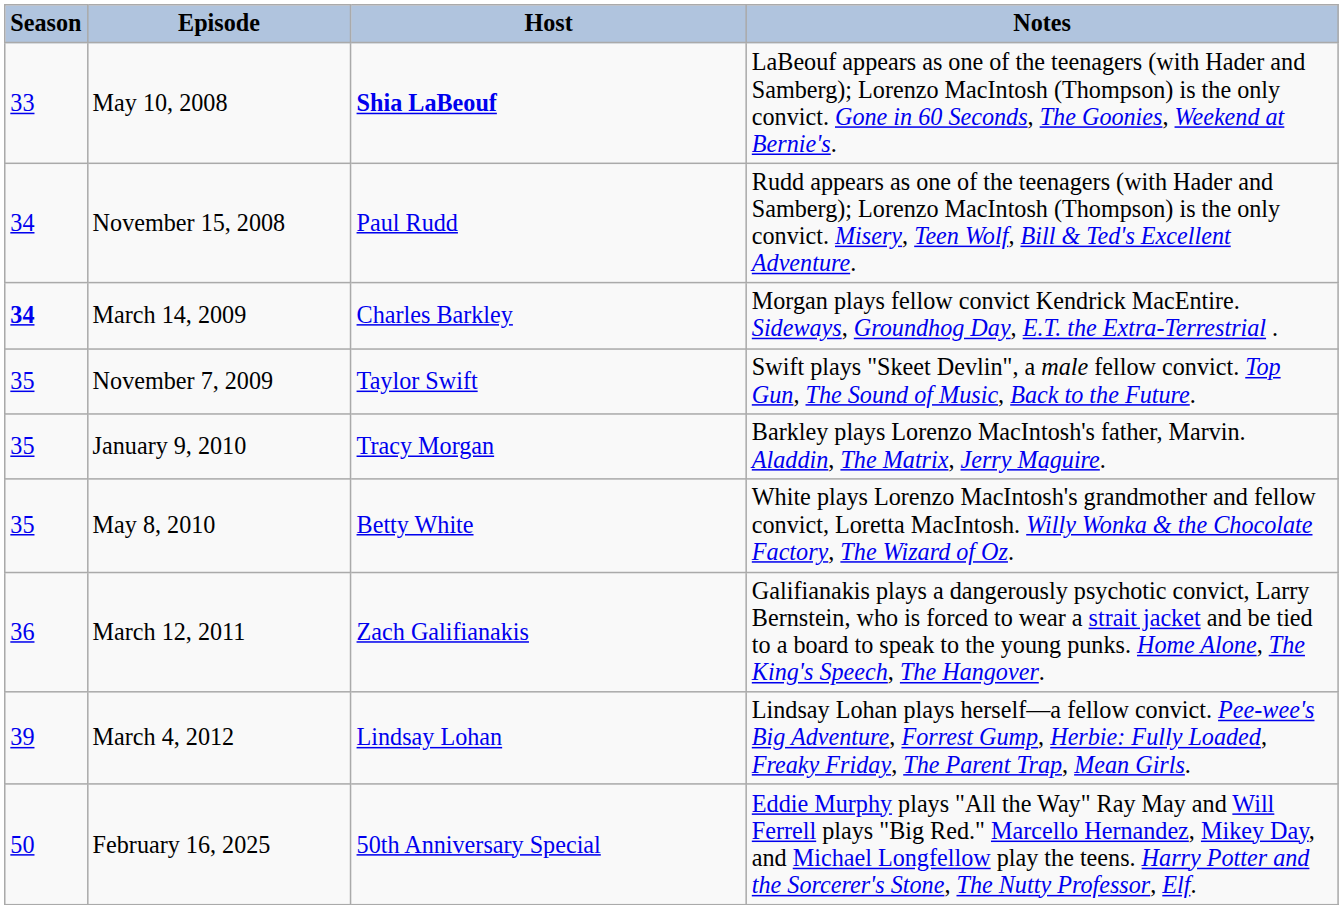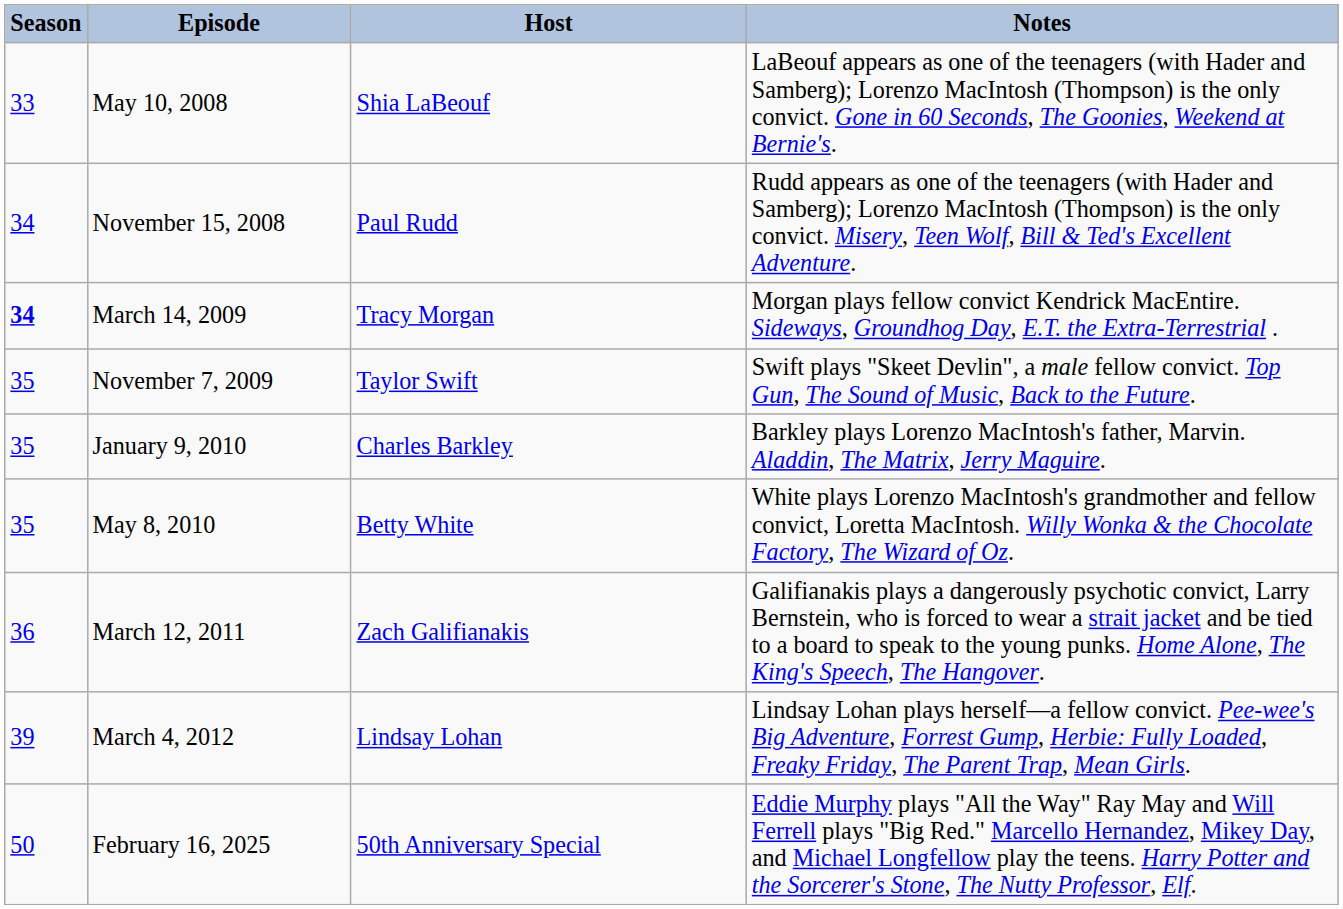(427, 102) bold -> (423, 102) normal
(435, 315) Charles Barkley -> (425, 315) Tracy Morgan
(425, 446) Tracy Morgan -> (435, 446) Charles Barkley
